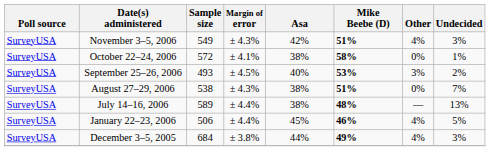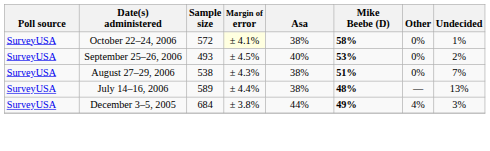- row: (133, 40)
(244, 56) no background -> (244, 40) lightyellow background
(418, 72) 3% -> (418, 56) 0%
- row: (133, 121)
